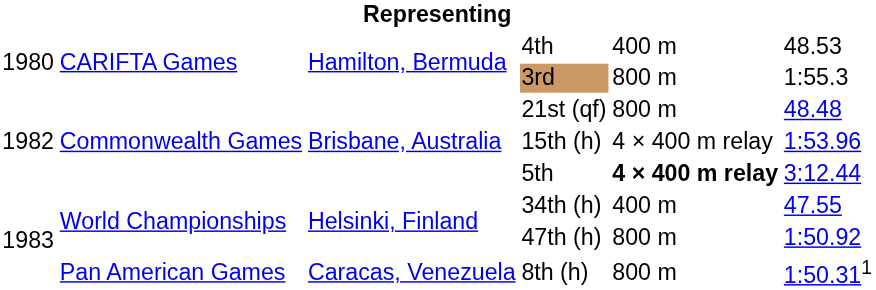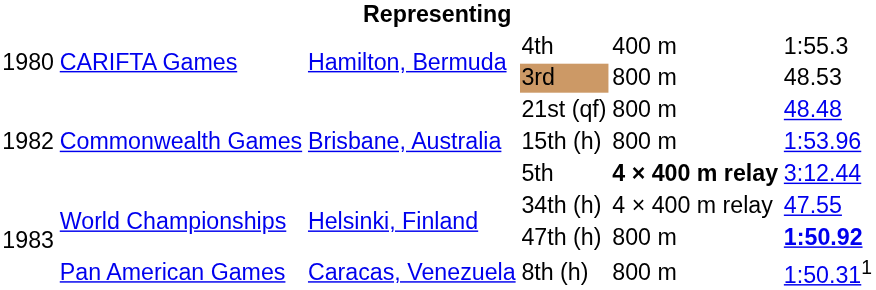(813, 46) 48.53 -> (816, 46) 1:55.3
(816, 77) 1:55.3 -> (813, 77) 48.53
(693, 141) 4 × 400 m relay -> (645, 141) 800 m
(645, 205) 400 m -> (693, 205) 4 × 400 m relay
(823, 237) normal -> (823, 237) bold
